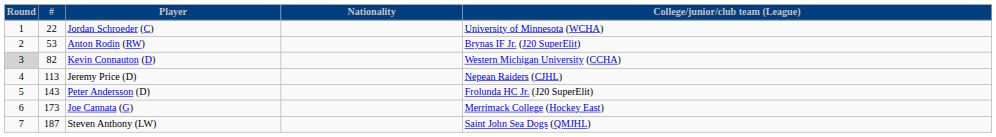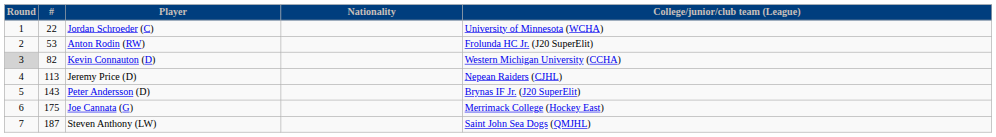(522, 44) Brynas IF Jr. (J20 SuperElit) -> (529, 44) Frolunda HC Jr. (J20 SuperElit)
(529, 92) Frolunda HC Jr. (J20 SuperElit) -> (522, 92) Brynas IF Jr. (J20 SuperElit)
(52, 108) 173 -> (52, 108) 175
